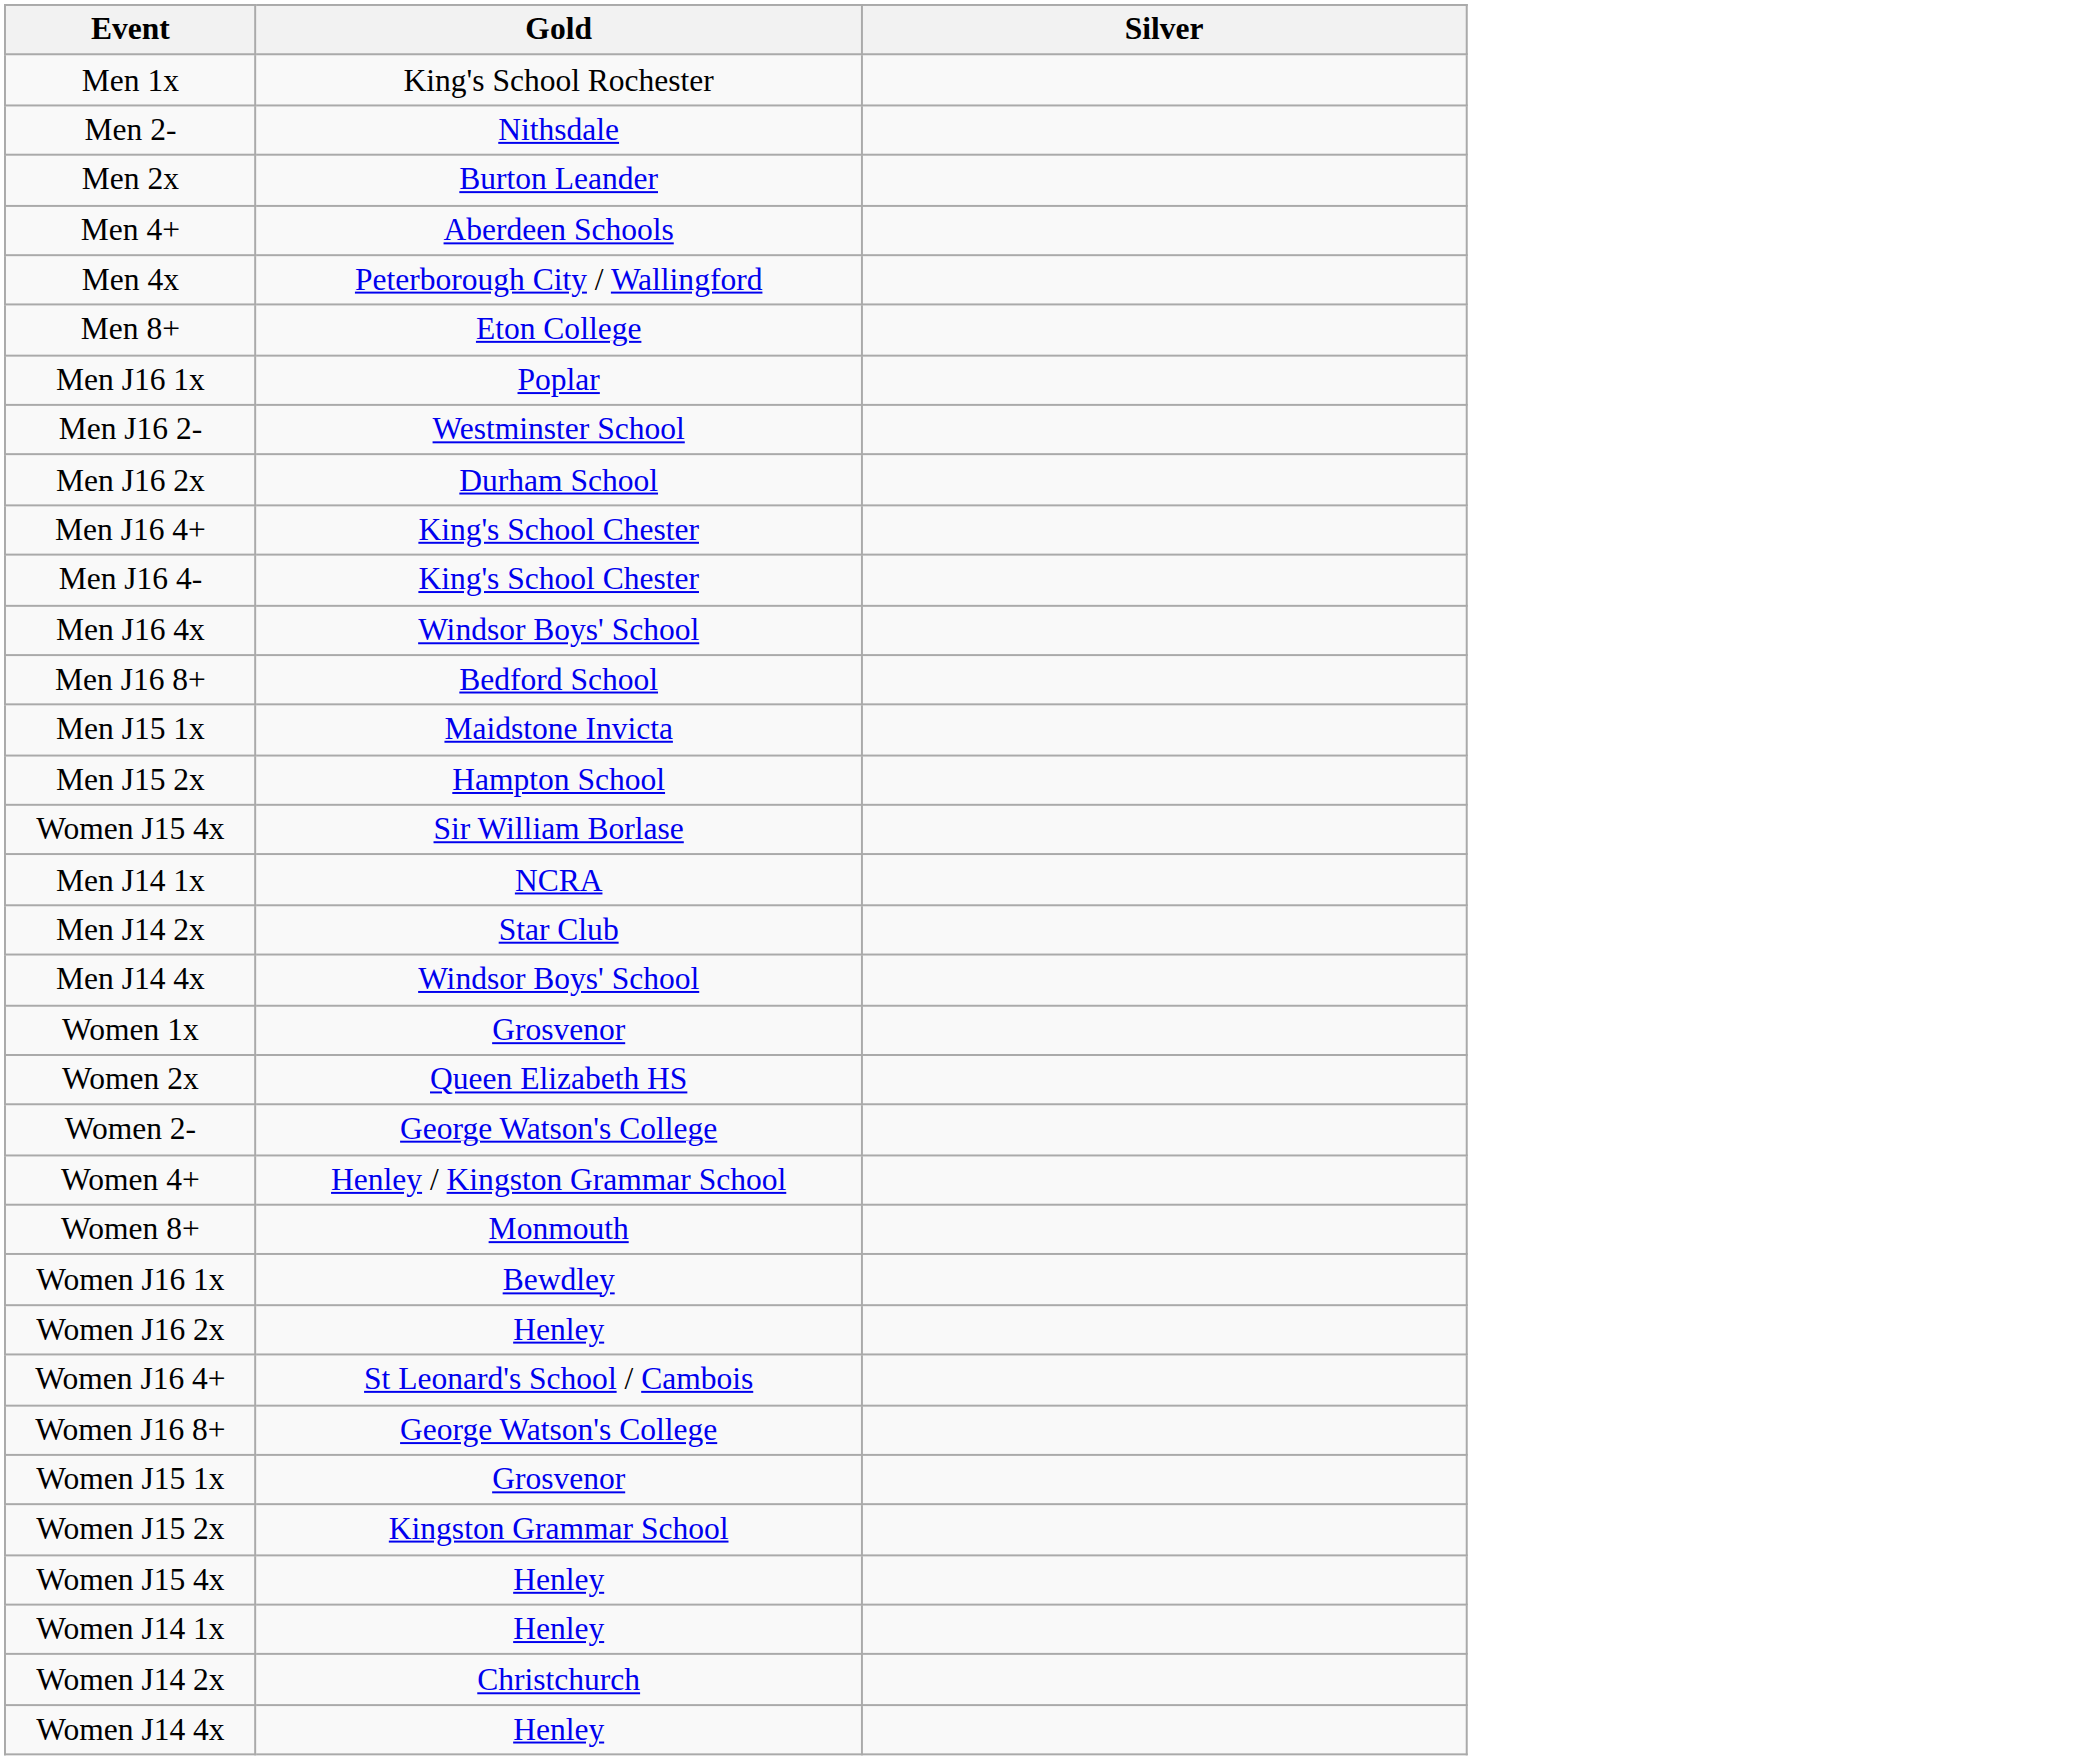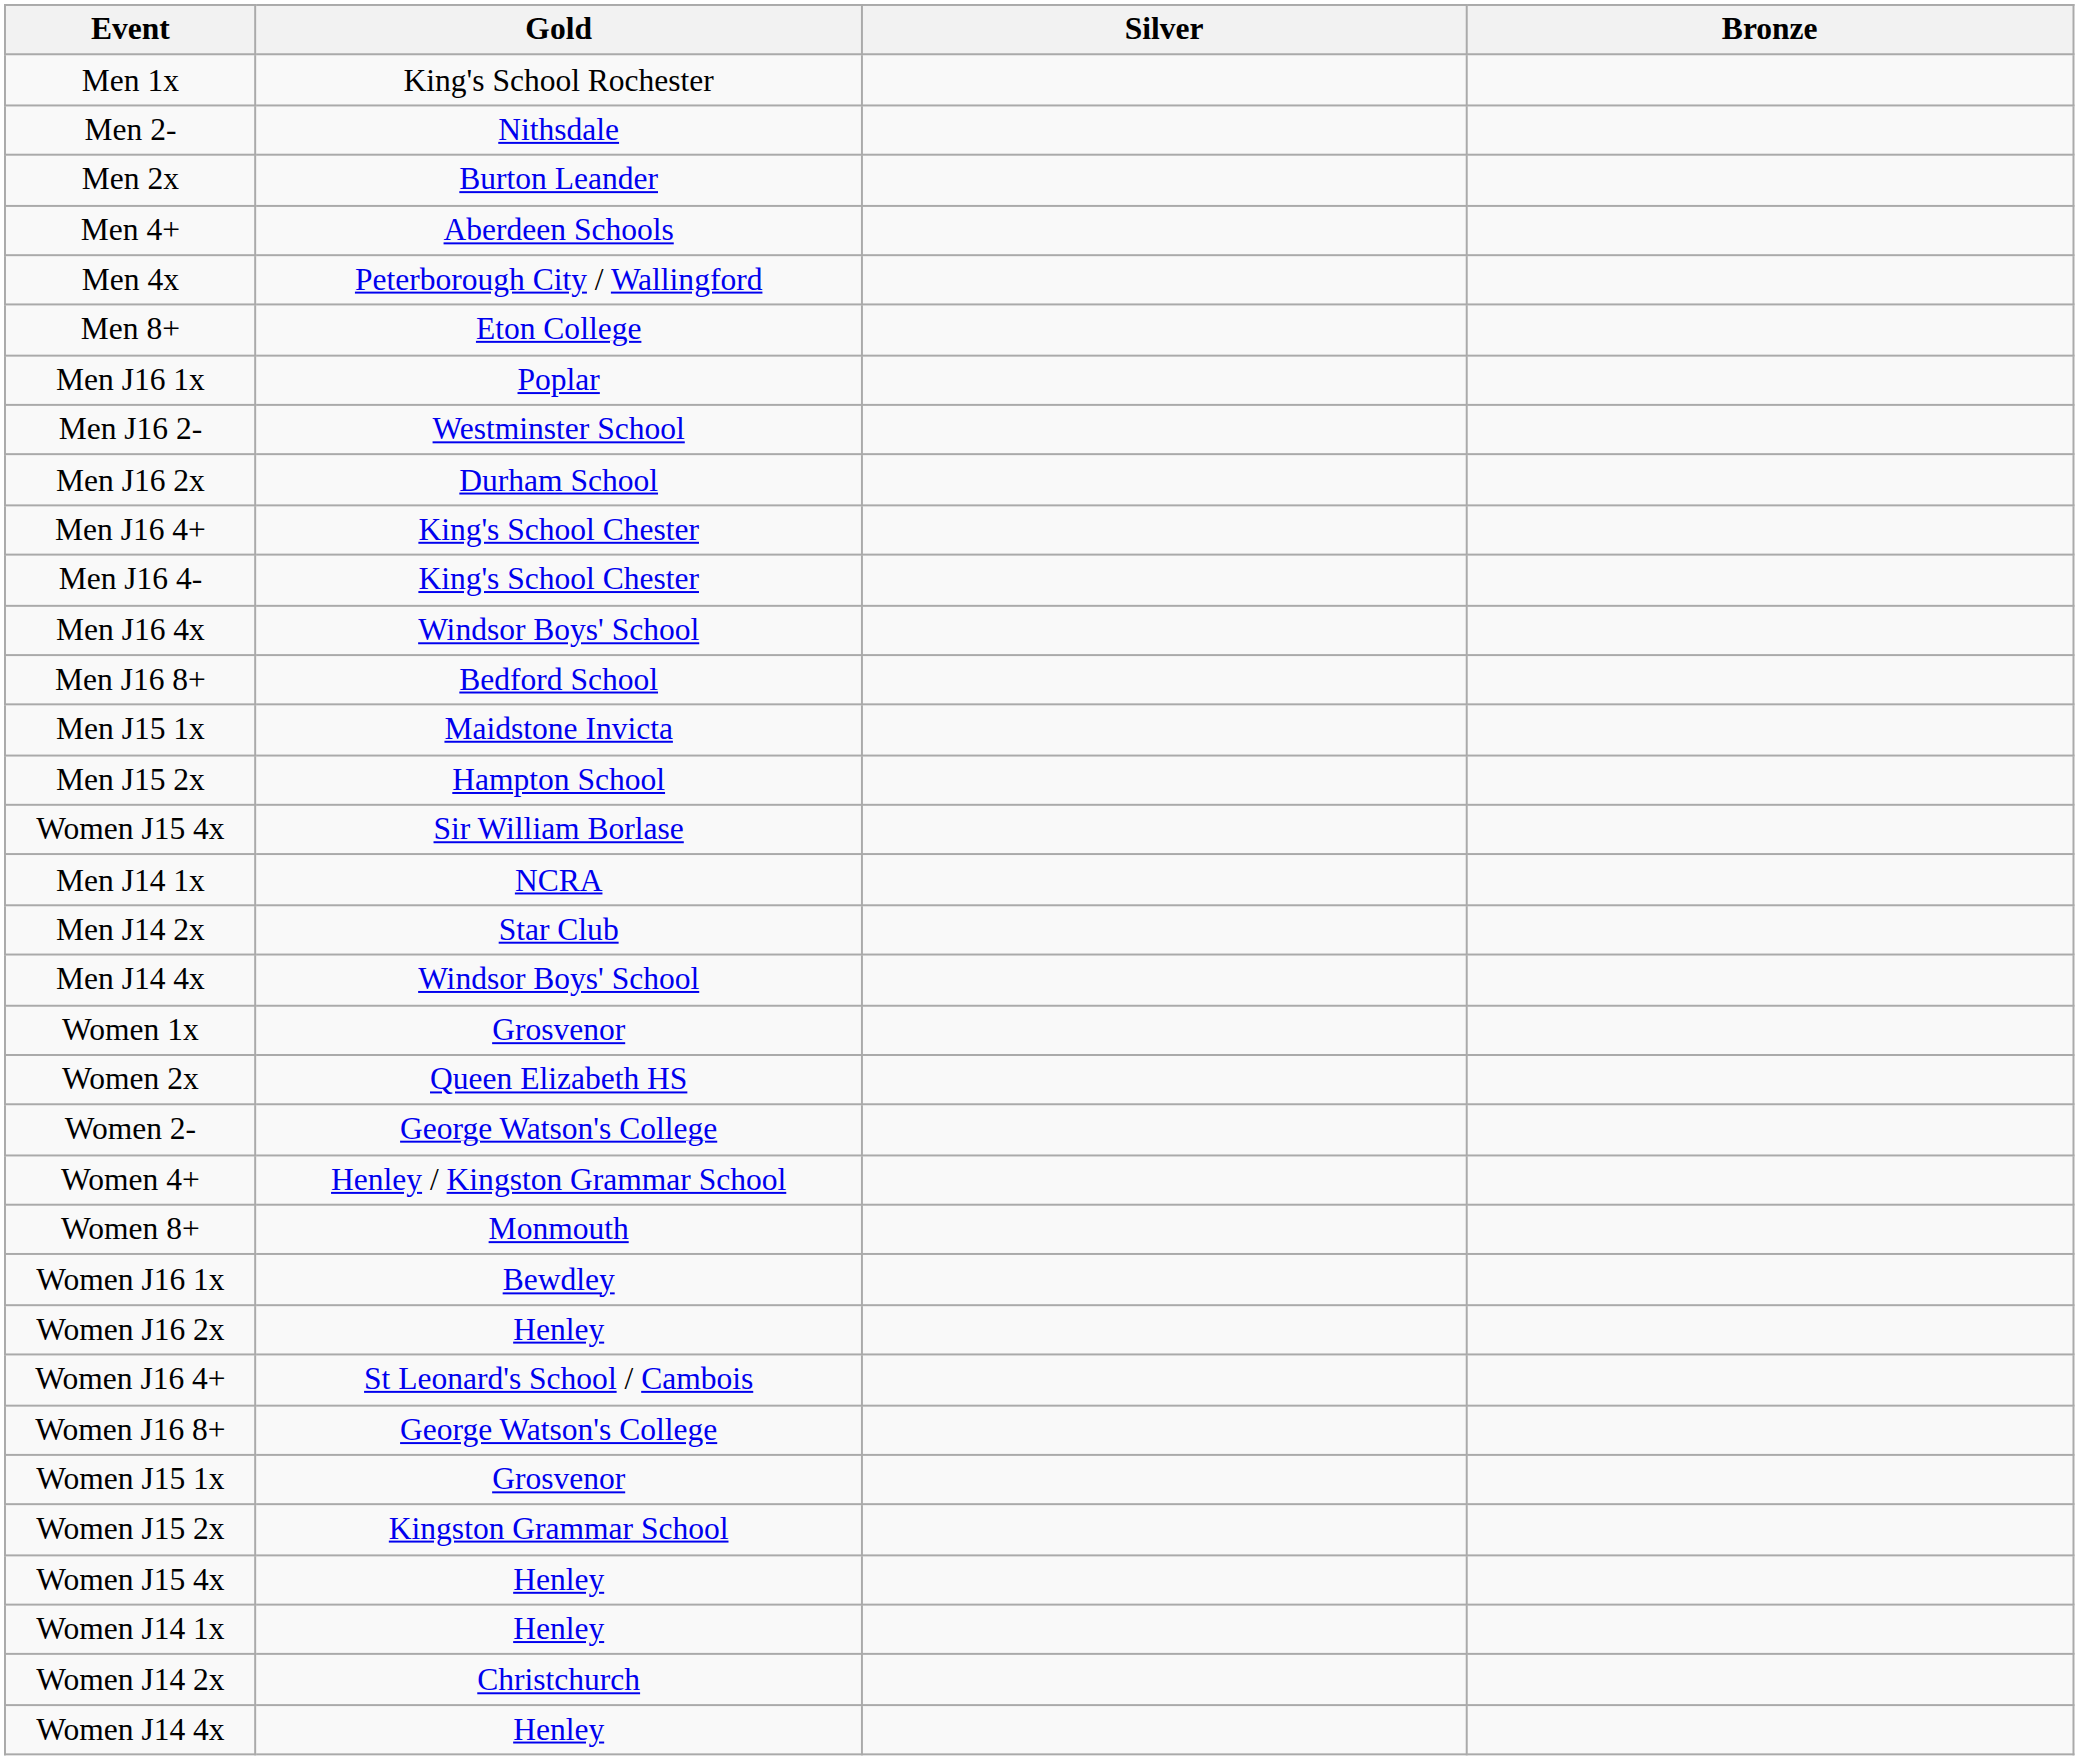+ column: (1770, 29)
